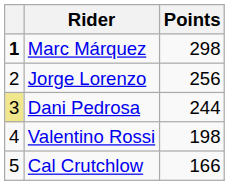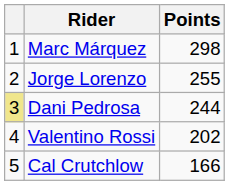(14, 49) bold -> (14, 49) normal
(205, 78) 256 -> (205, 78) 255
(205, 137) 198 -> (205, 137) 202
